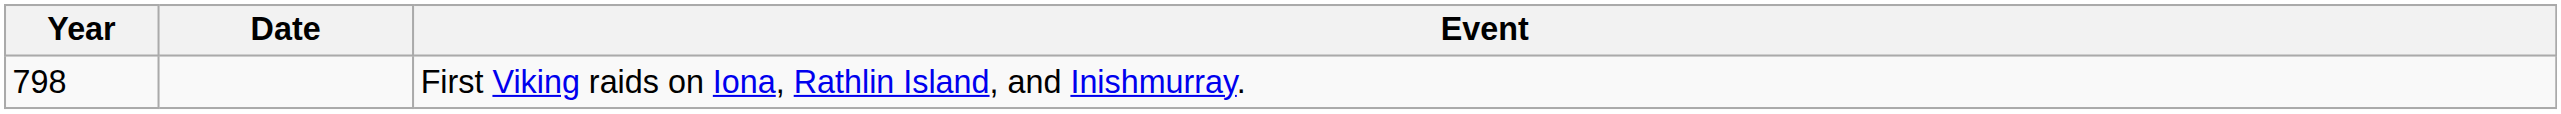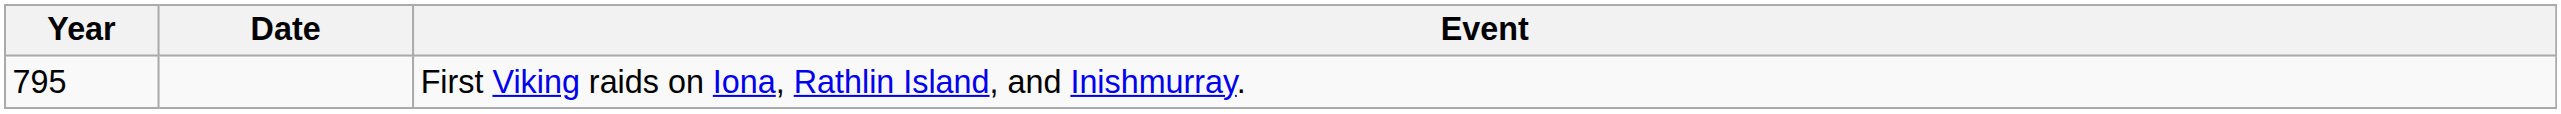(39, 81) 798 -> (39, 81) 795
